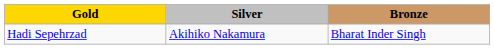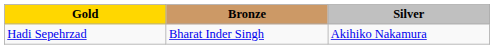columns swapped: (247, 14) <-> (409, 14)
